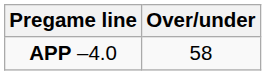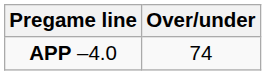(201, 53) 58 -> (201, 53) 74
